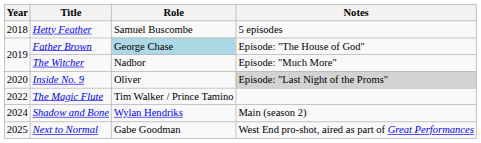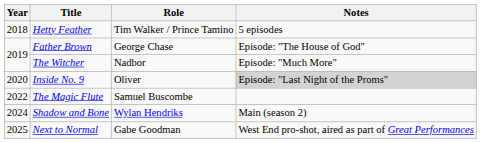(153, 29) Samuel Buscombe -> (174, 29) Tim Walker / Prince Tamino
(144, 46) lightblue background -> (144, 46) no background
(174, 96) Tim Walker / Prince Tamino -> (153, 96) Samuel Buscombe
